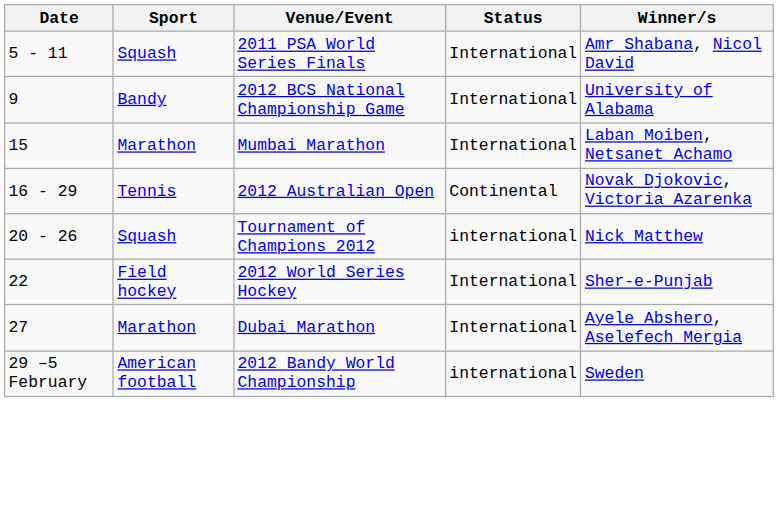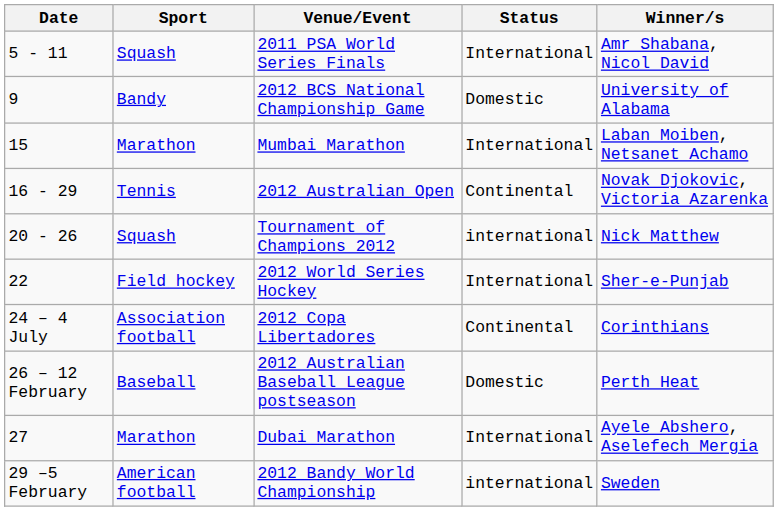(513, 100) International -> (505, 100) Domestic
+ row: (316, 328)
+ row: (331, 383)
